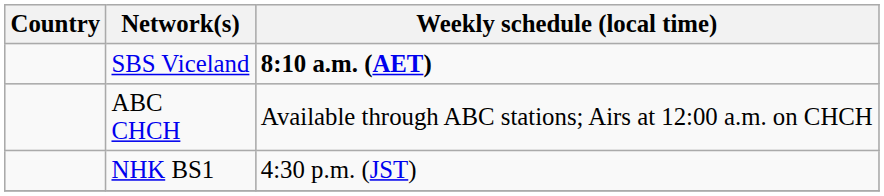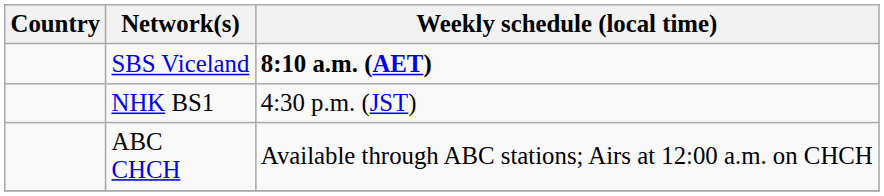rows swapped: (163, 170) <-> (146, 116)
